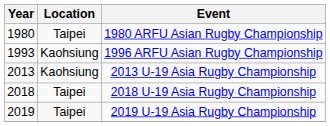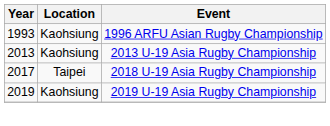- row: (213, 33)
(21, 92) 2018 -> (21, 72) 2017
(69, 111) Taipei -> (69, 92) Kaohsiung
